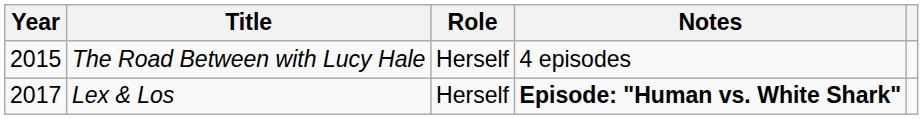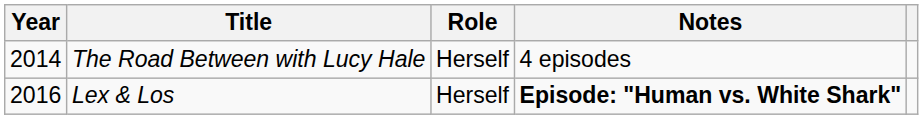(36, 59) 2015 -> (36, 59) 2014
(36, 95) 2017 -> (36, 95) 2016
